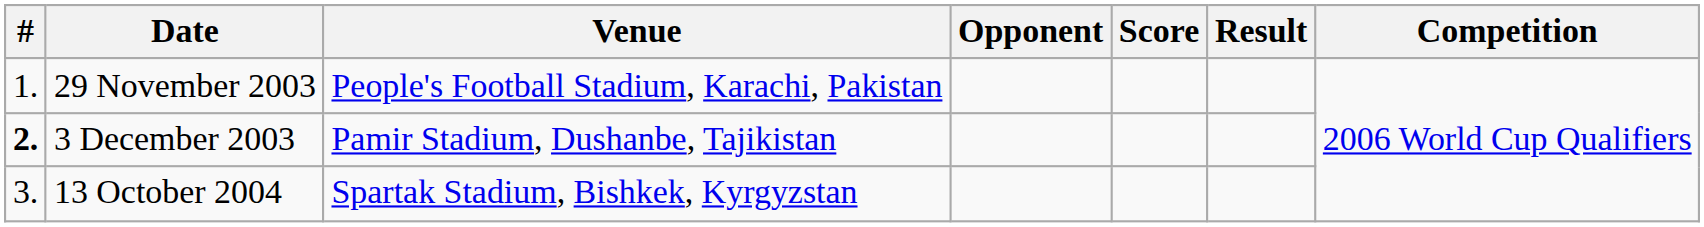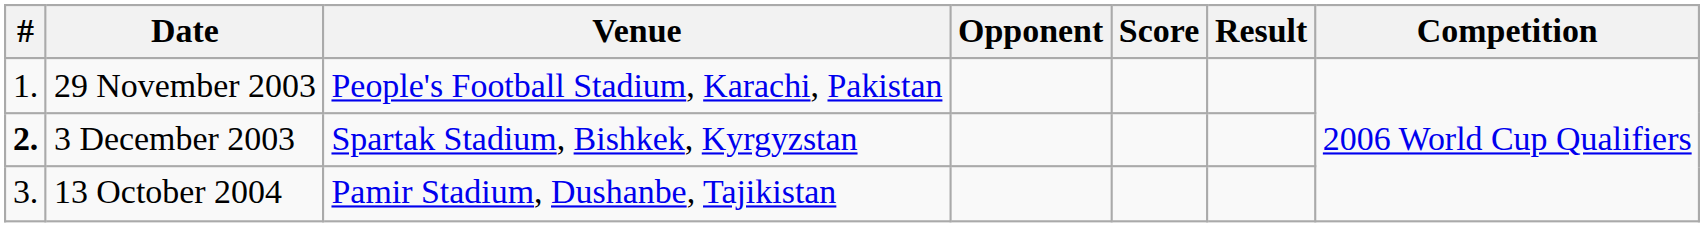(584, 138) Pamir Stadium, Dushanbe, Tajikistan -> (595, 138) Spartak Stadium, Bishkek, Kyrgyzstan
(595, 192) Spartak Stadium, Bishkek, Kyrgyzstan -> (584, 192) Pamir Stadium, Dushanbe, Tajikistan
